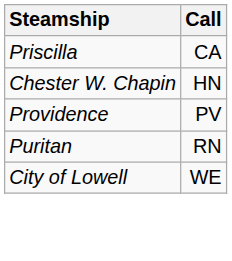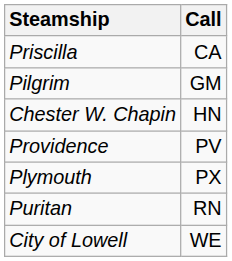+ row: (40, 83)
+ row: (51, 177)
